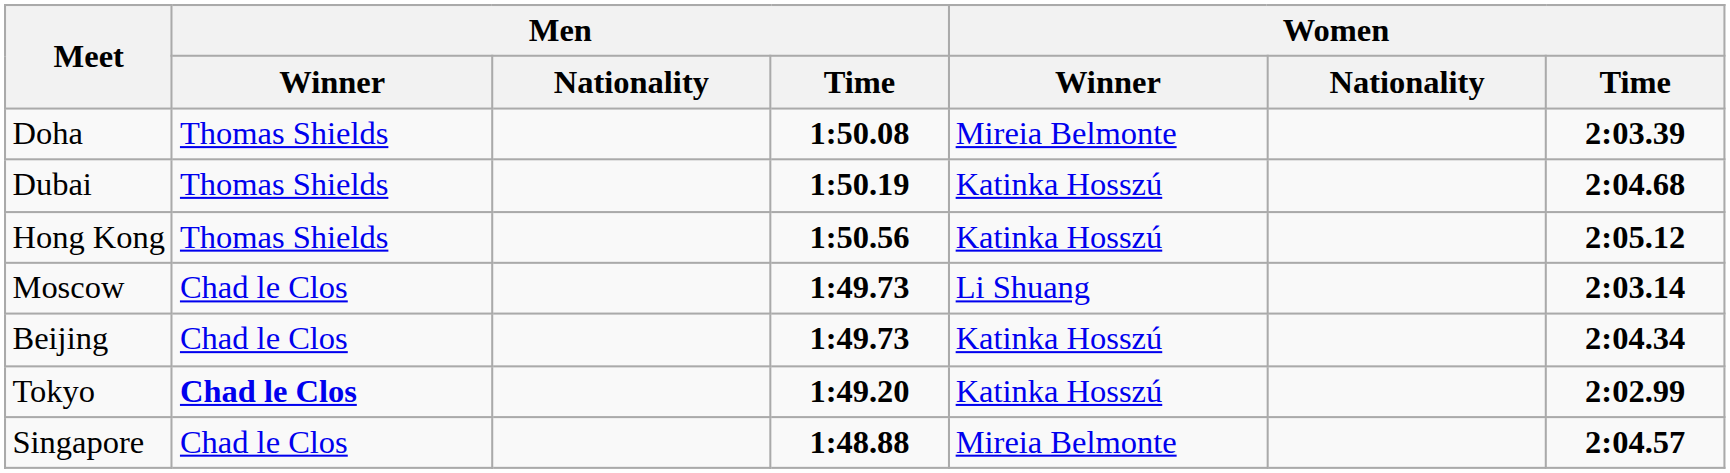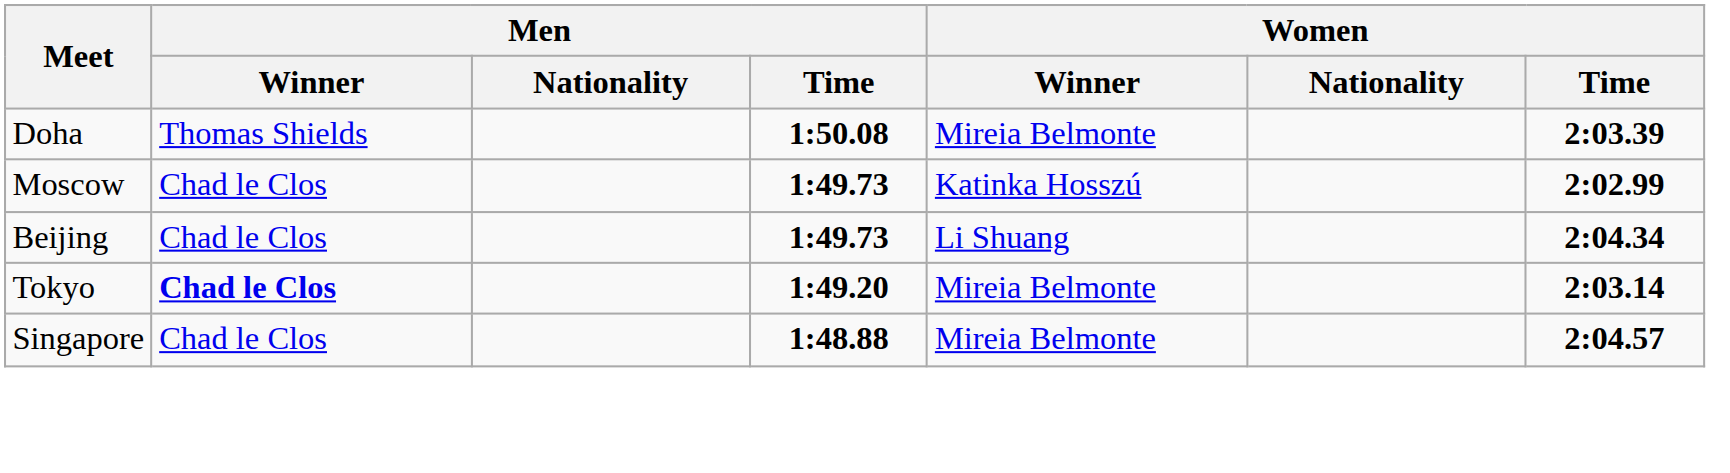- row: (52, 184)
- row: (89, 236)
(1023, 287) Li Shuang -> (1038, 184) Katinka Hosszú
(1635, 287) 2:03.14 -> (1614, 184) 2:02.99
(1059, 339) Katinka Hosszú -> (1002, 236) Li Shuang
(1059, 390) Katinka Hosszú -> (1045, 287) Mireia Belmonte
(1635, 390) 2:02.99 -> (1614, 287) 2:03.14
